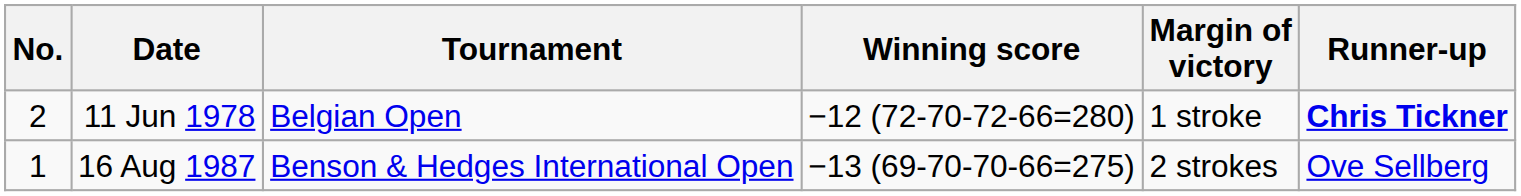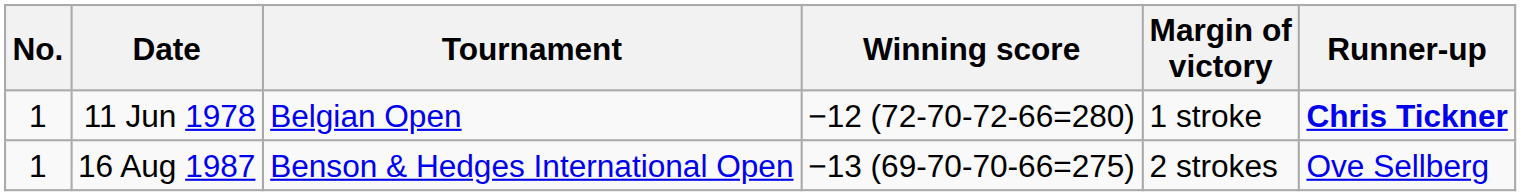(38, 116) 2 -> (38, 116) 1
